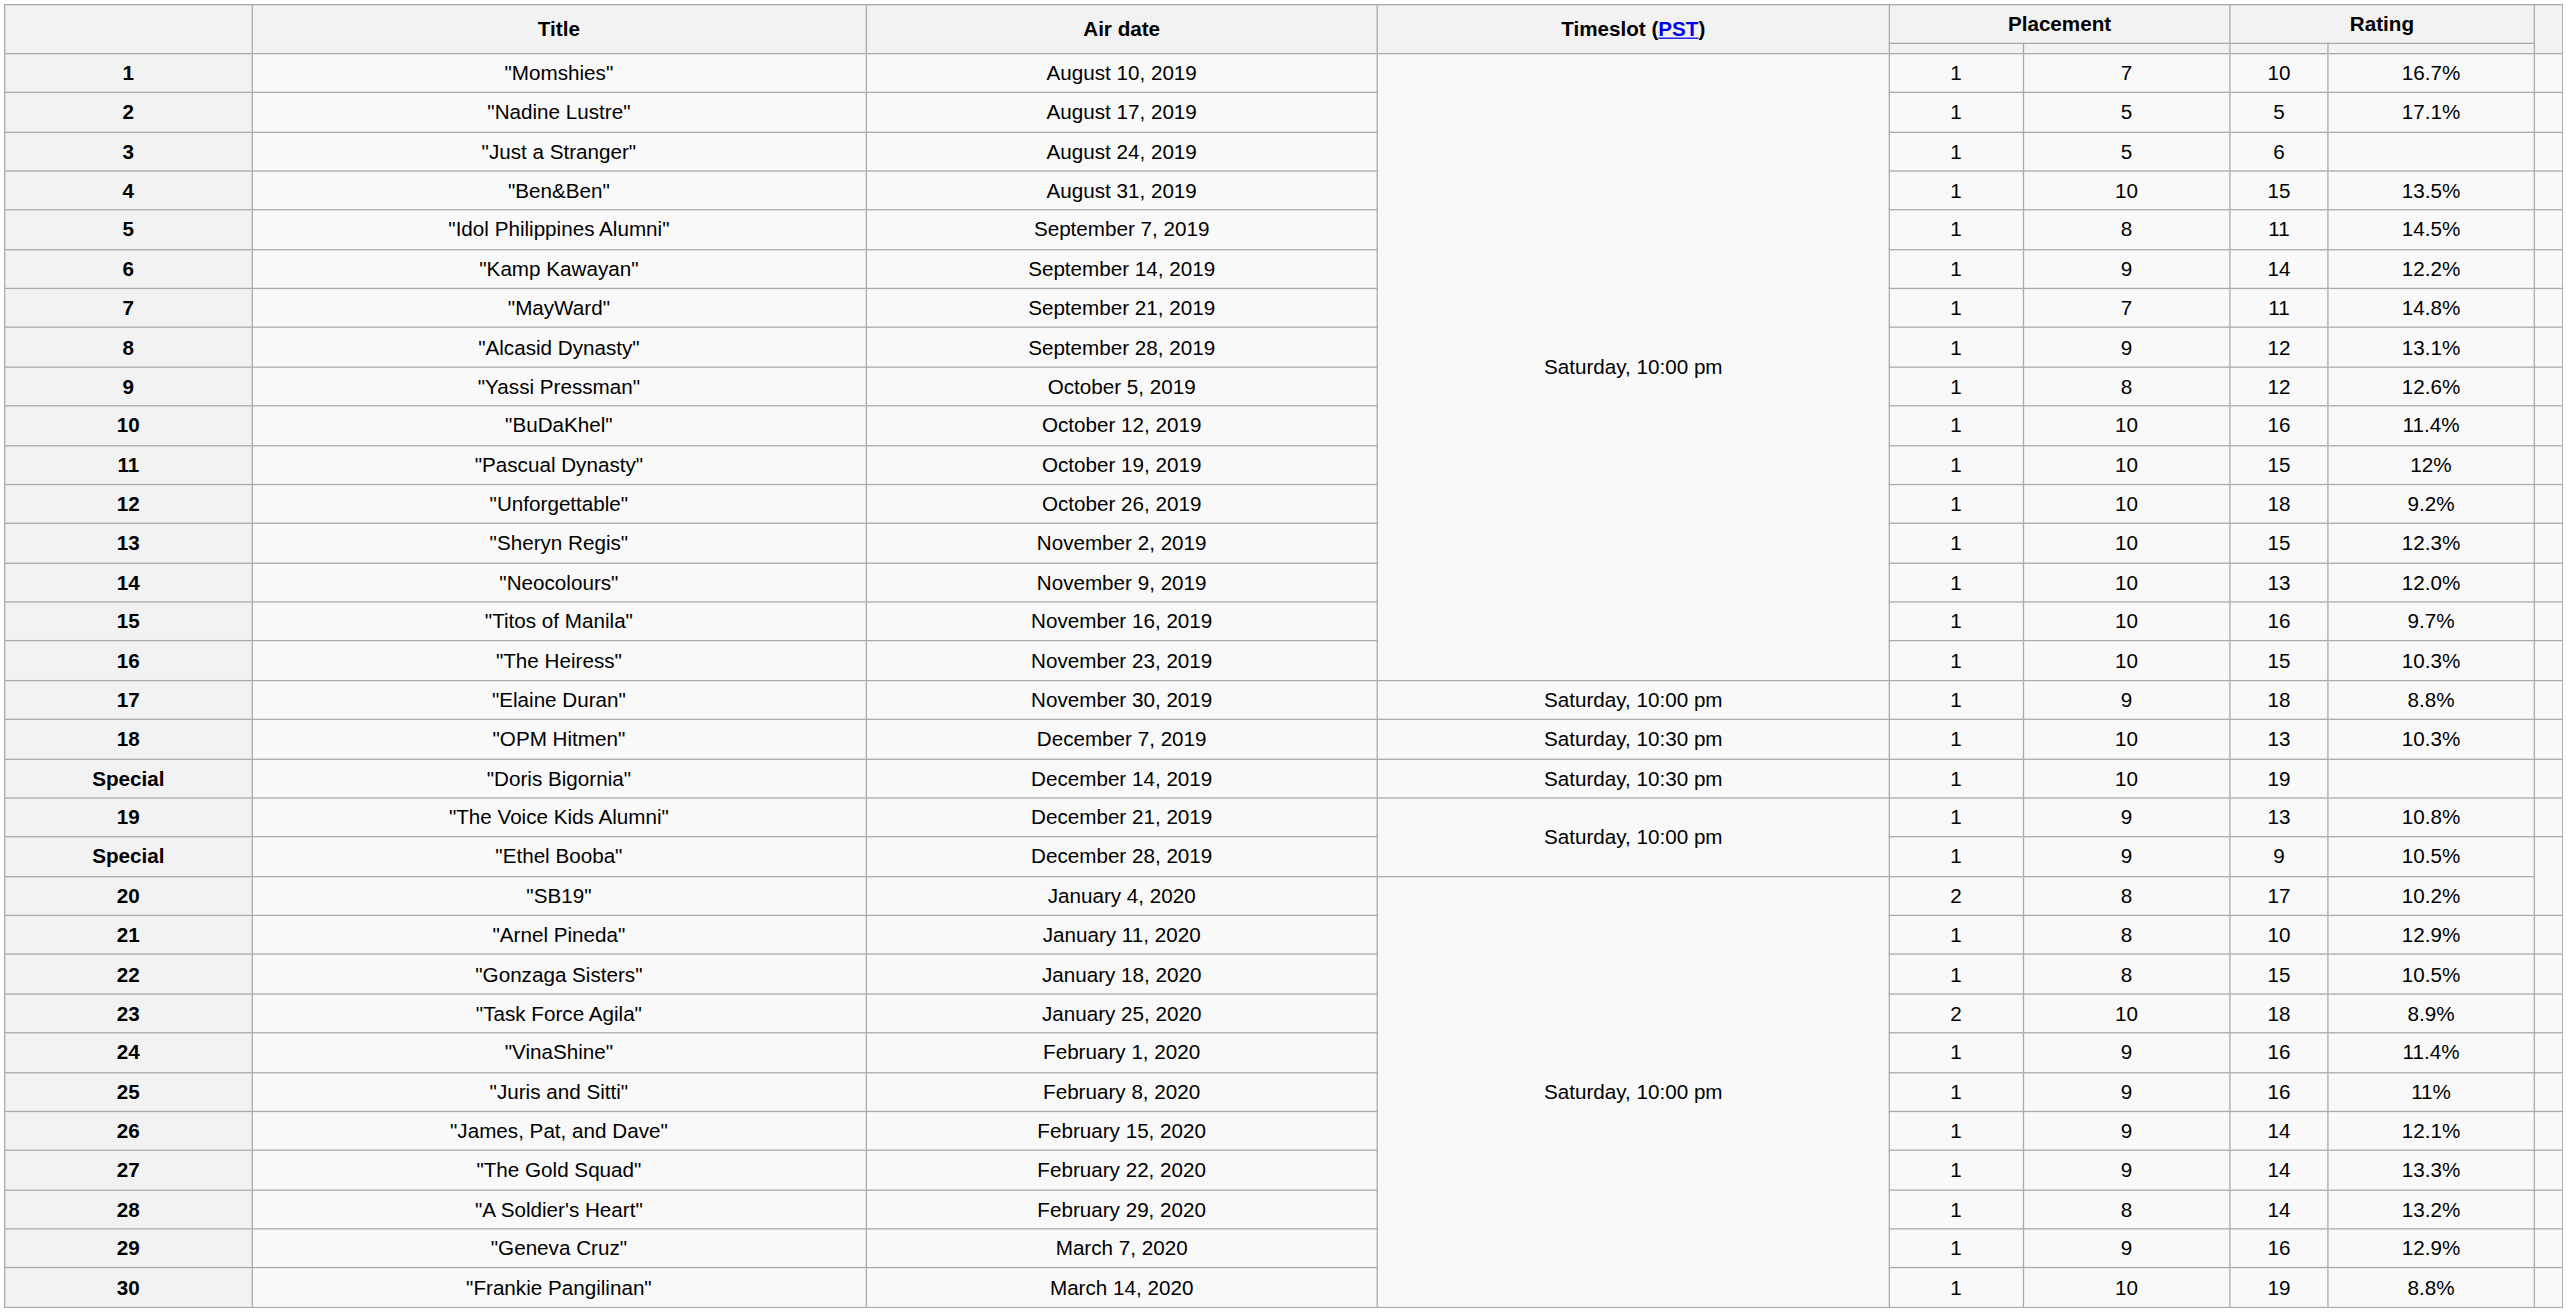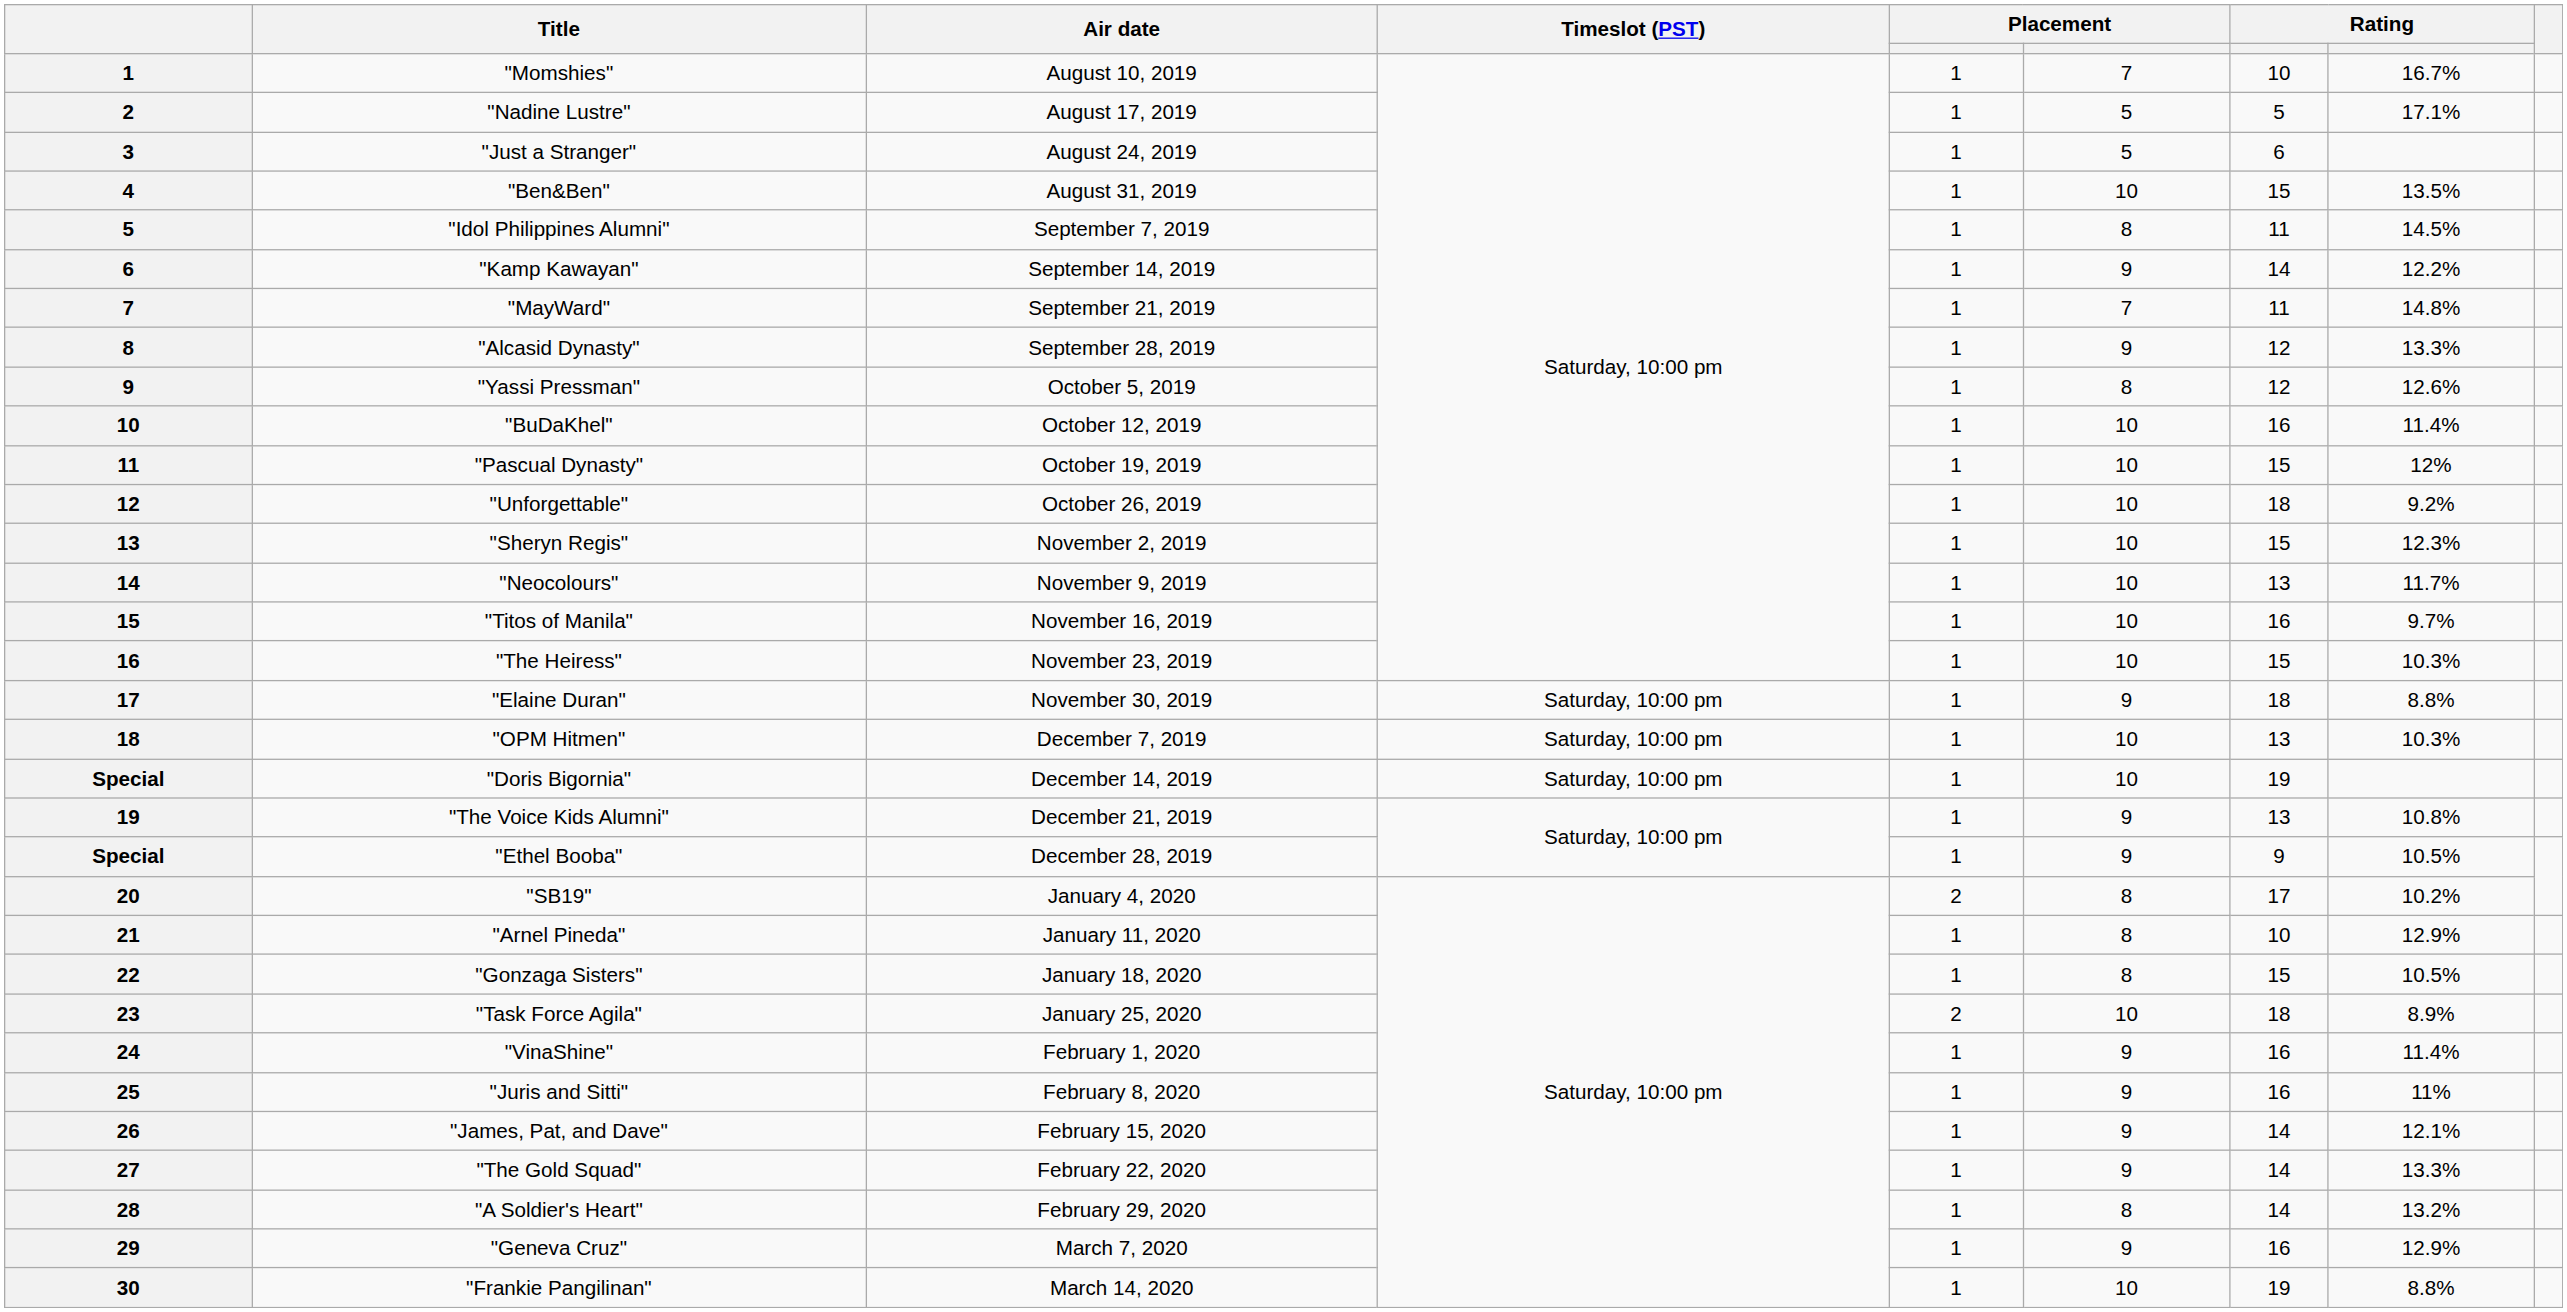(2431, 347) 13.1% -> (2431, 347) 13.3%
(2431, 582) 12.0% -> (2431, 582) 11.7%
(1633, 739) Saturday, 10:30 pm -> (1633, 739) Saturday, 10:00 pm
(1633, 778) Saturday, 10:30 pm -> (1633, 778) Saturday, 10:00 pm
